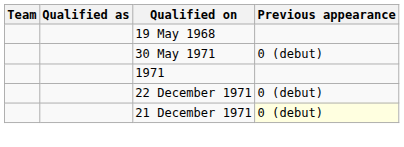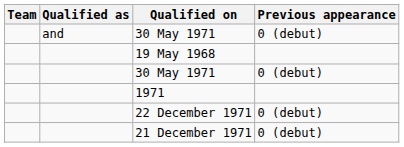+ row: (53, 34)
(290, 113) lightyellow background -> (290, 133) no background
